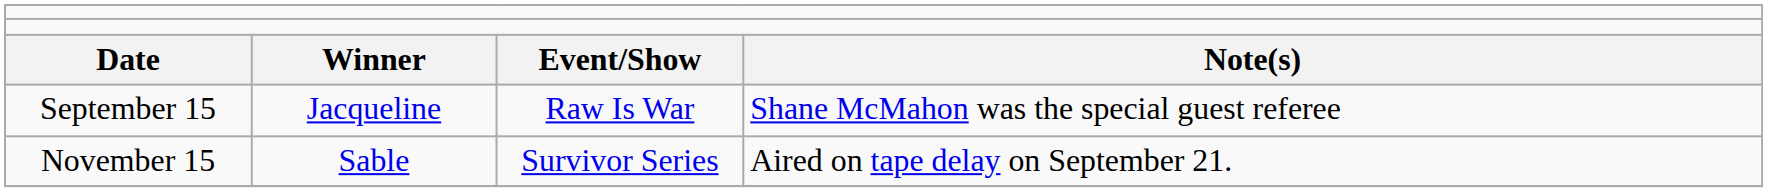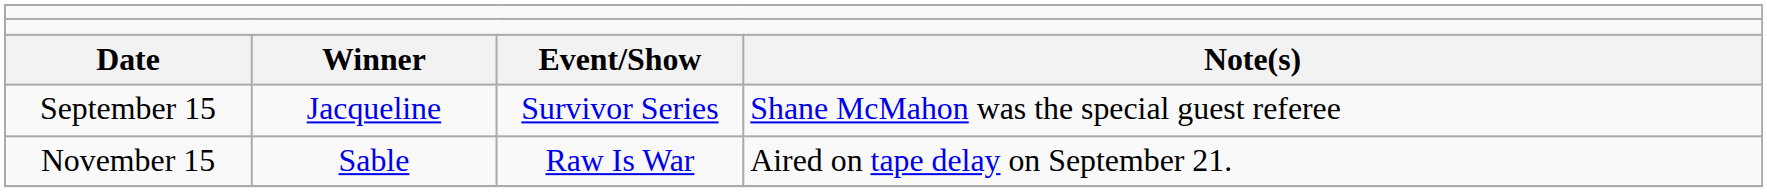(620, 109) Raw Is War -> (620, 109) Survivor Series
(620, 160) Survivor Series -> (620, 160) Raw Is War
